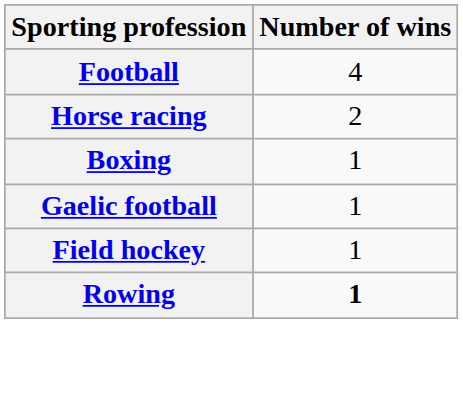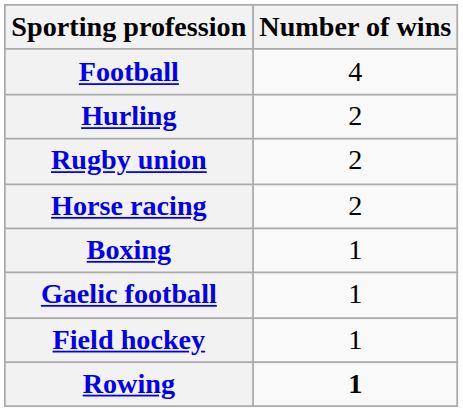+ row: (129, 116)
+ row: (129, 160)
